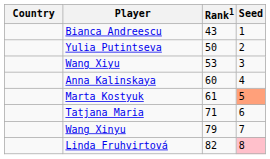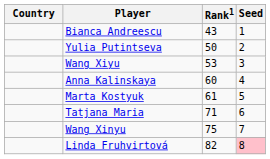(242, 97) lightsalmon background -> (242, 97) no background
(211, 129) 79 -> (211, 129) 75
